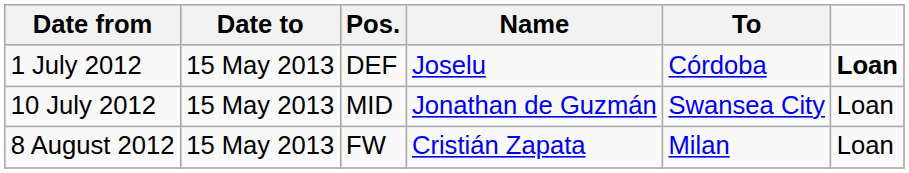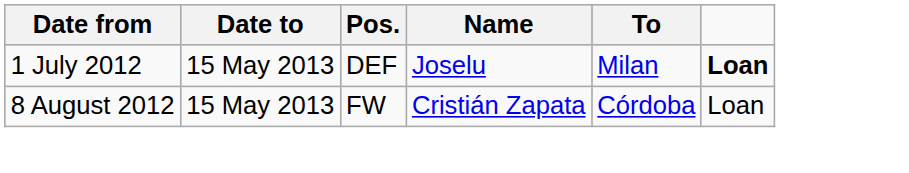(718, 65) Córdoba -> (628, 65) Milan
- row: (83, 106)
(699, 146) Milan -> (646, 106) Córdoba
